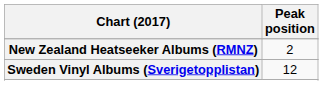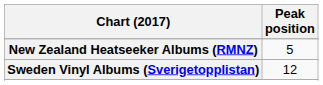(290, 49) 2 -> (290, 49) 5
